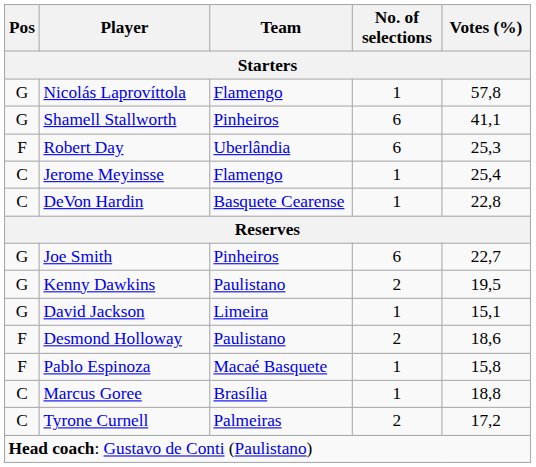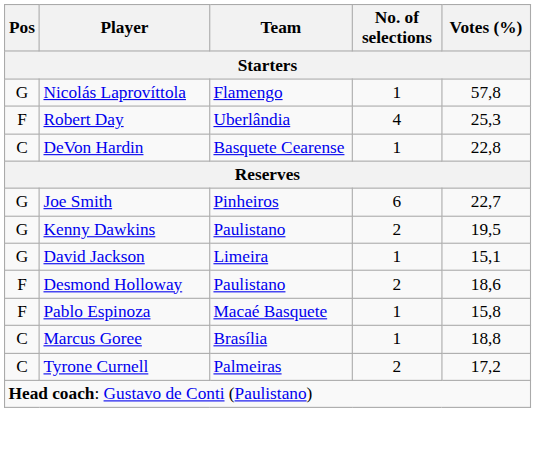- row: (110, 119)
(397, 147) 6 -> (397, 119) 4
- row: (104, 174)
